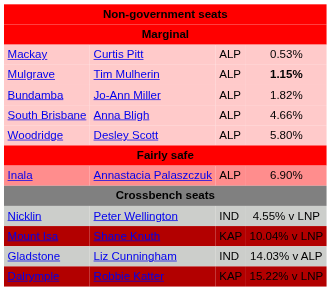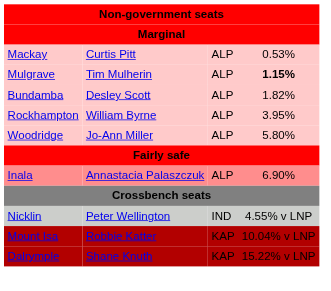(127, 95) Jo-Ann Miller -> (118, 95) Desley Scott
+ row: (43, 115)
- row: (47, 115)
(126, 135) Desley Scott -> (119, 135) Jo-Ann Miller
(127, 236) Shane Knuth -> (121, 236) Robbie Katter
- row: (34, 256)
(129, 276) Robbie Katter -> (119, 256) Shane Knuth
